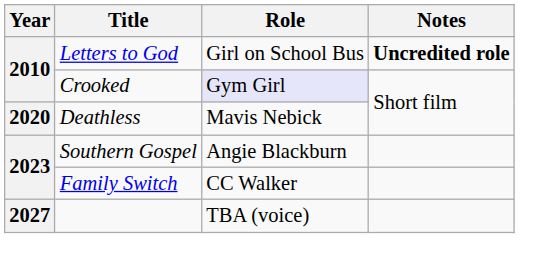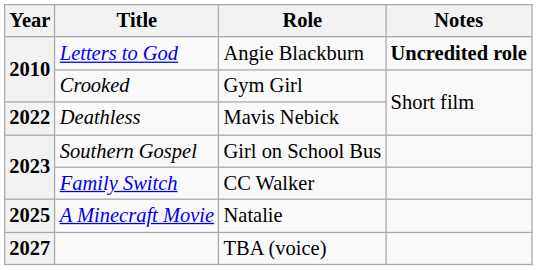(285, 53) Girl on School Bus -> (294, 53) Angie Blackburn
(246, 85) lavender background -> (263, 85) no background
(30, 118) 2020 -> (30, 118) 2022
(277, 150) Angie Blackburn -> (302, 150) Girl on School Bus
+ row: (137, 215)
